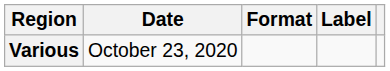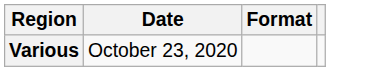- column: (346, 19)
